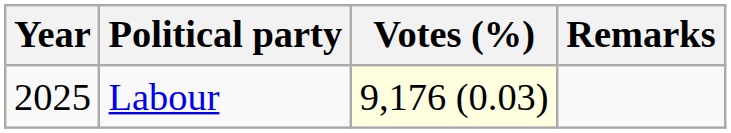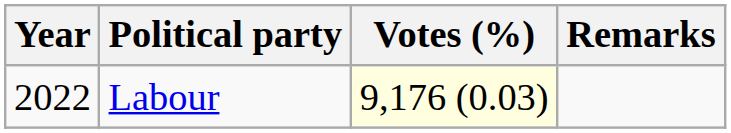(52, 95) 2025 -> (52, 95) 2022
